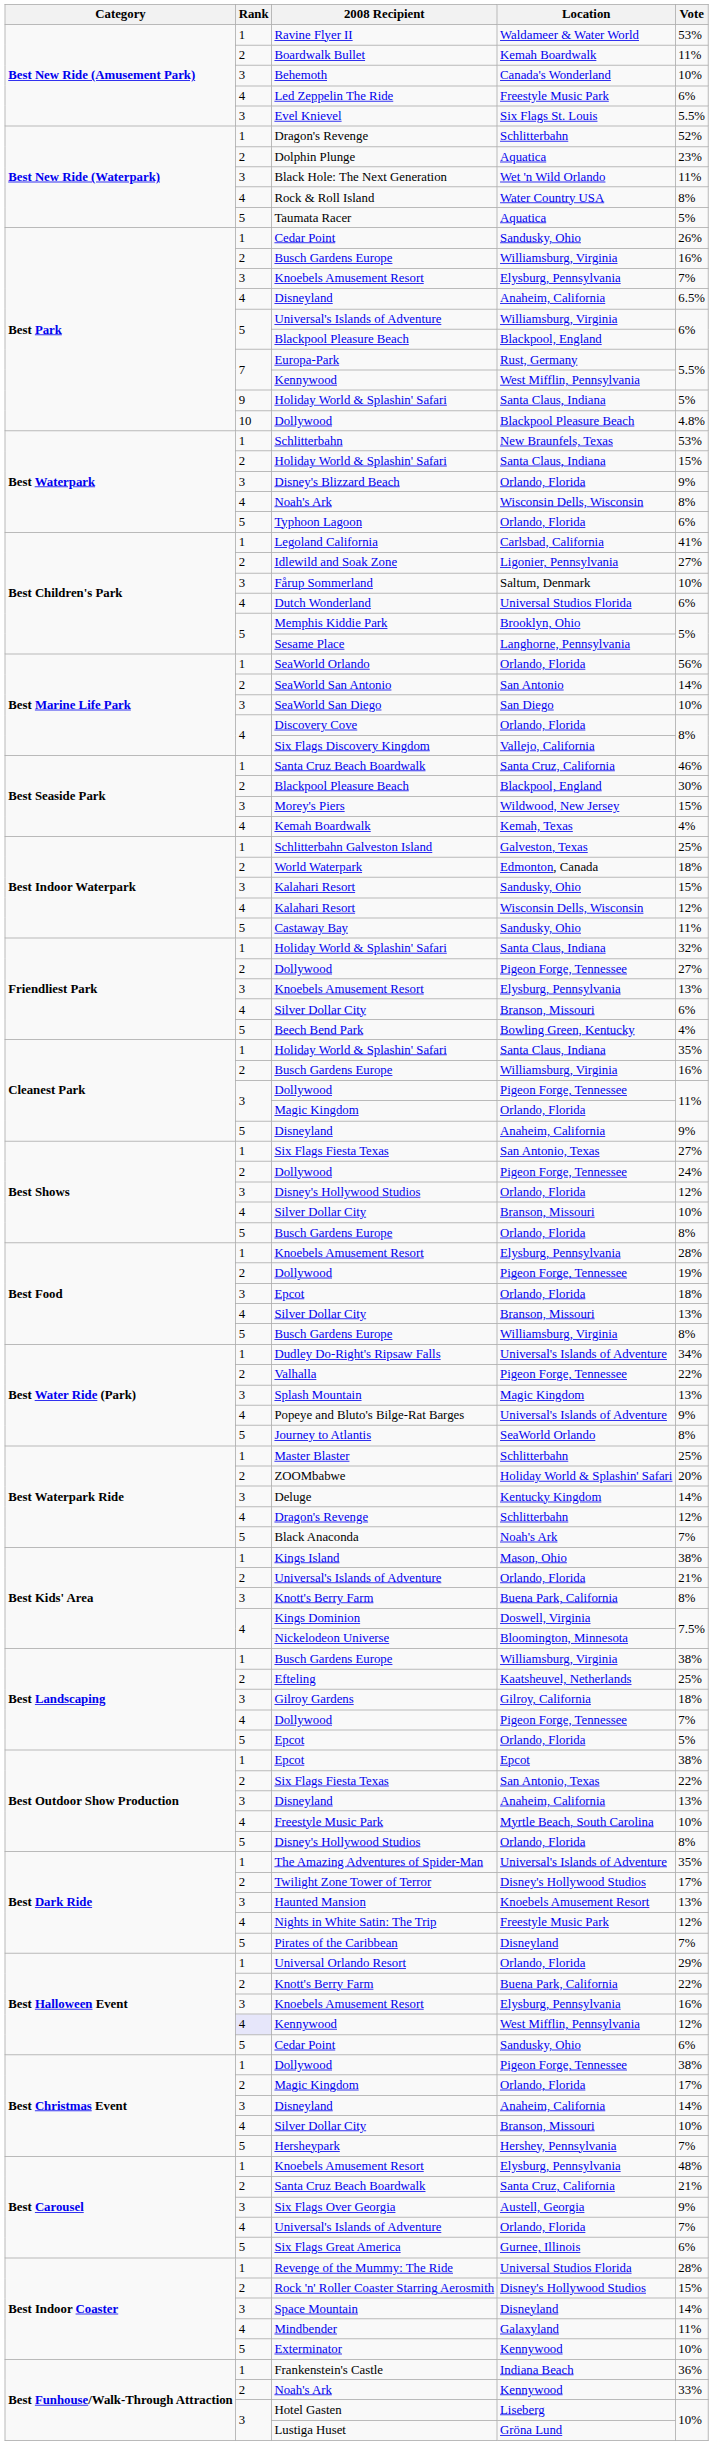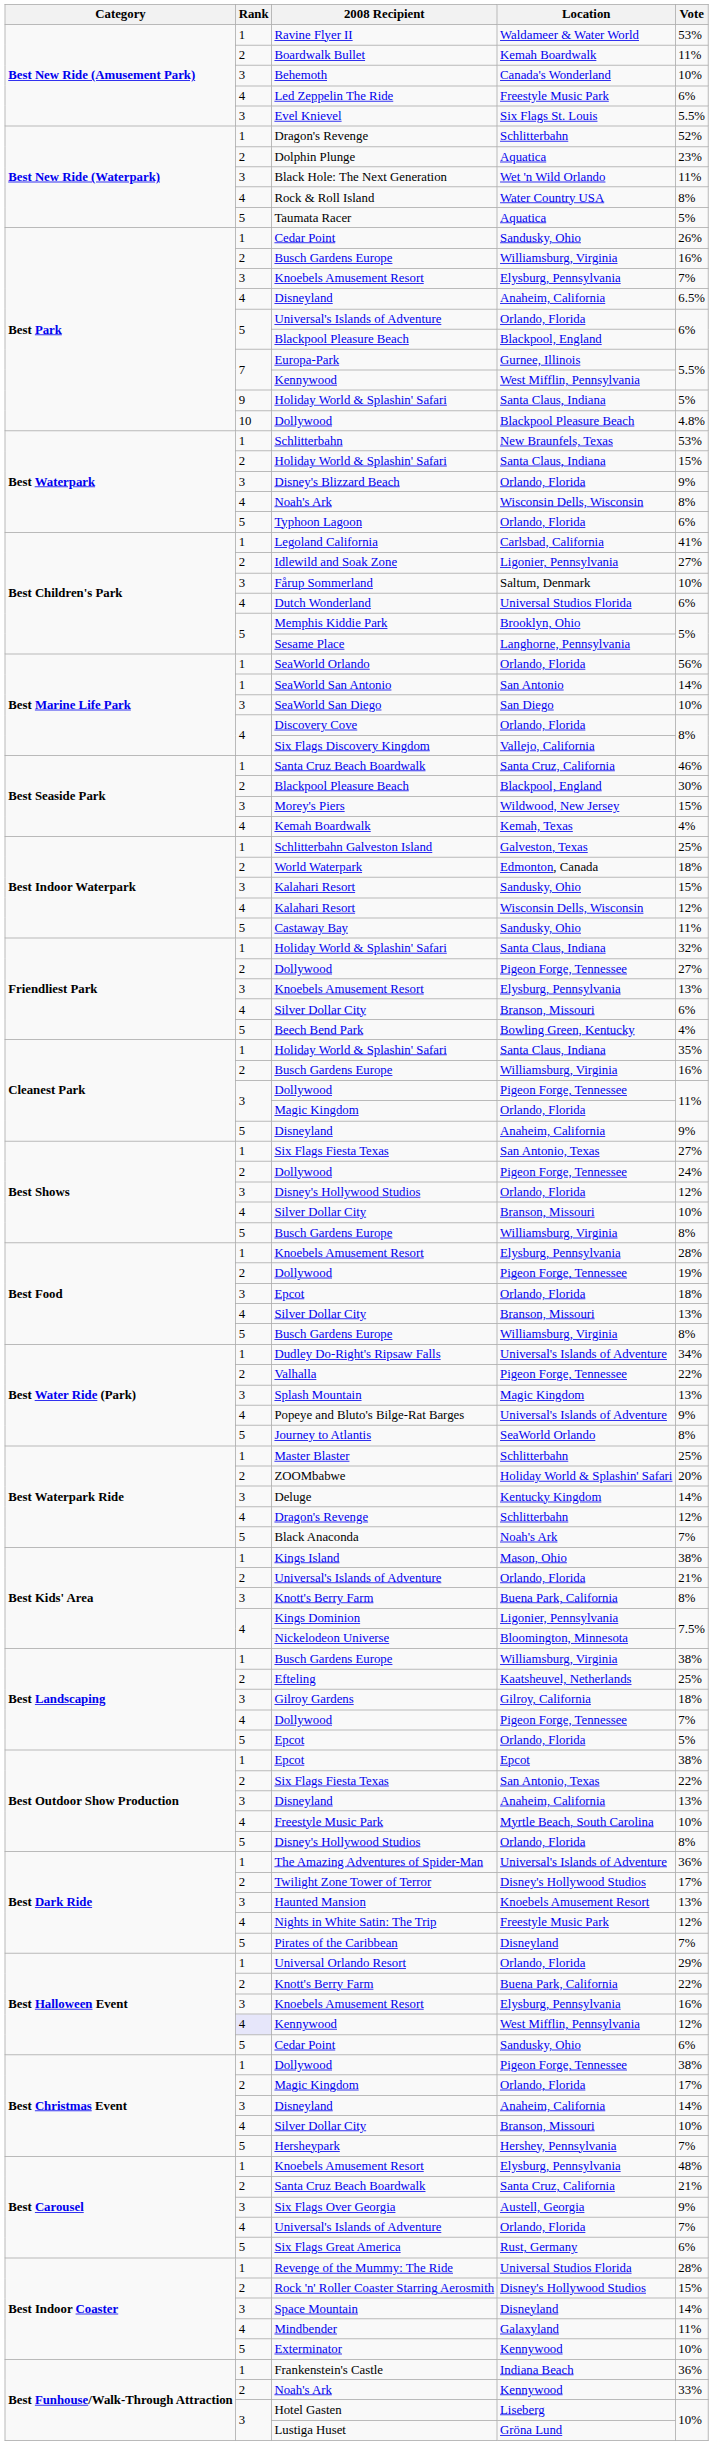(559, 319) Williamsburg, Virginia -> (543, 319) Orlando, Florida
(539, 359) Rust, Germany -> (540, 359) Gurnee, Illinois
(242, 684) 2 -> (242, 684) 1
(543, 1232) Orlando, Florida -> (559, 1232) Williamsburg, Virginia
(545, 1618) Doswell, Virginia -> (559, 1618) Ligonier, Pennsylvania
(690, 1861) 35% -> (690, 1861) 36%
(540, 2247) Gurnee, Illinois -> (539, 2247) Rust, Germany
